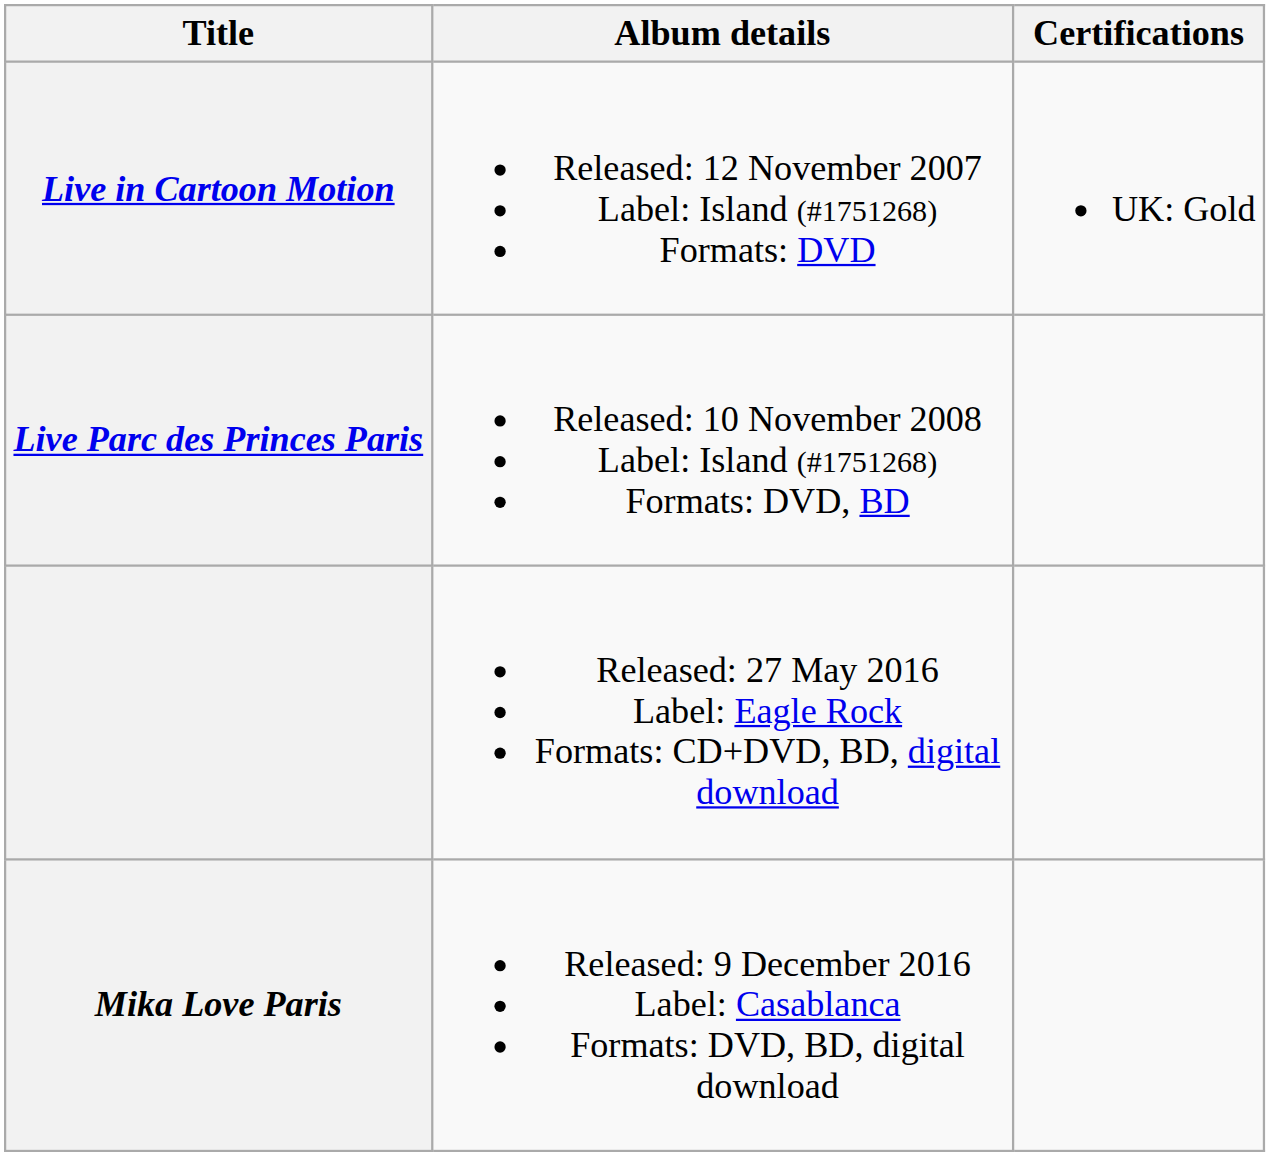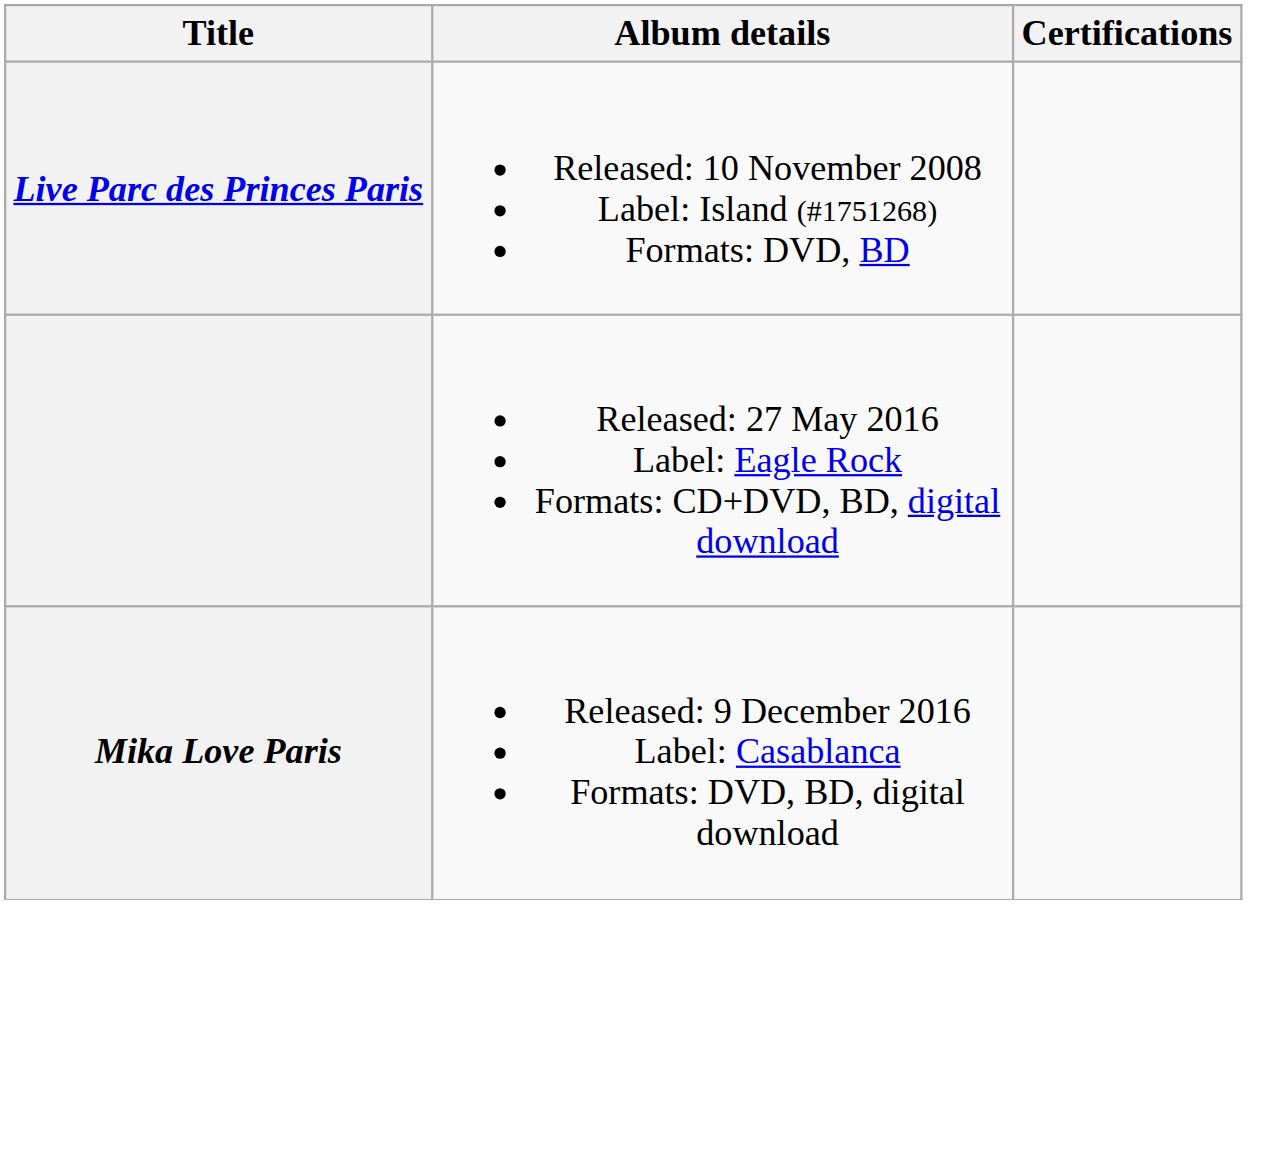- row: (218, 187)
